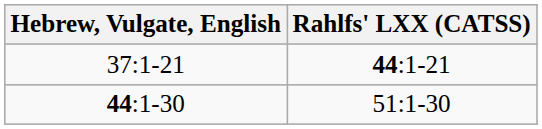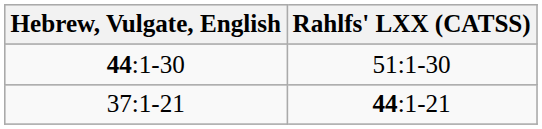rows swapped: (146, 104) <-> (146, 64)
